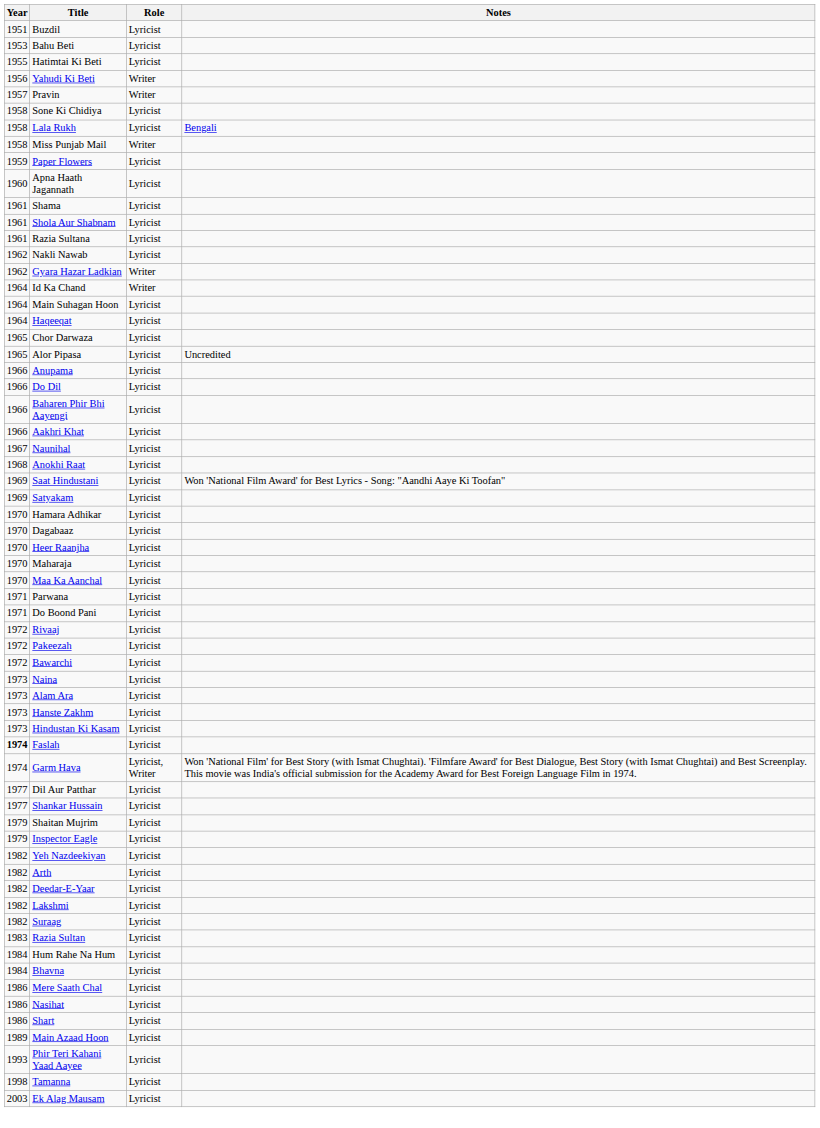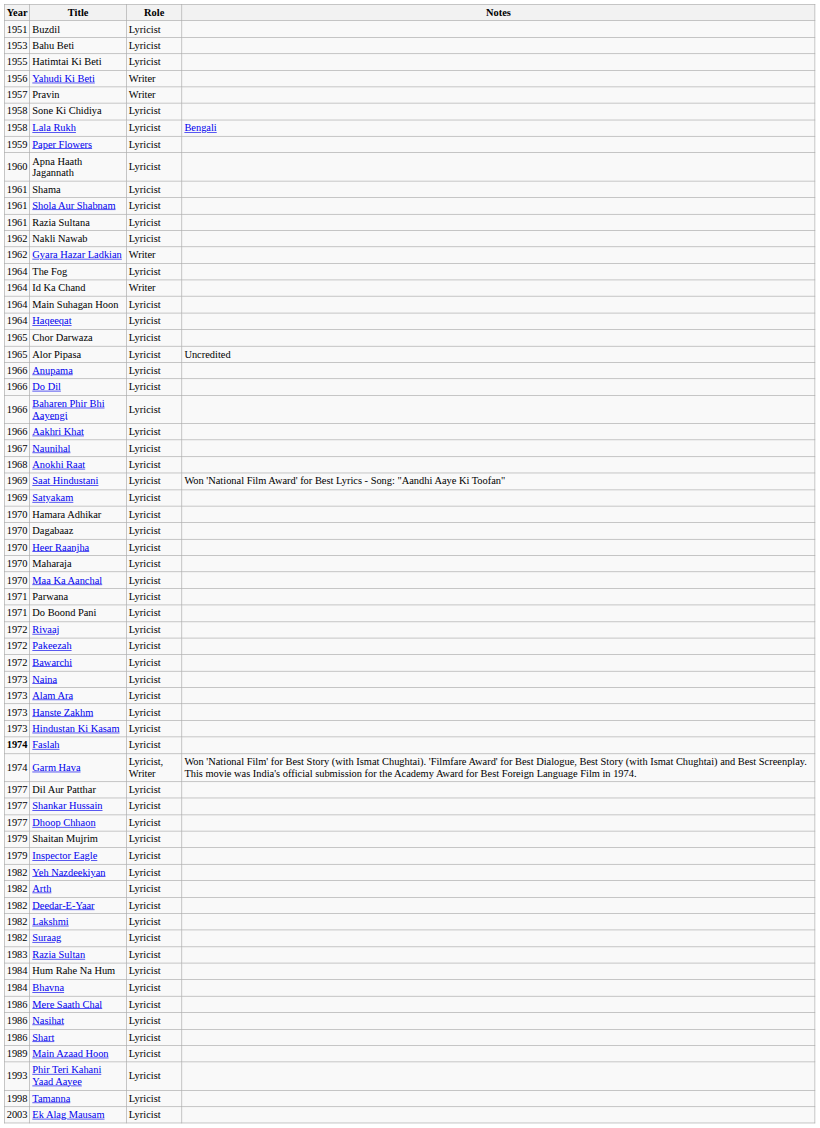- row: (69, 144)
+ row: (50, 271)
+ row: (64, 823)
